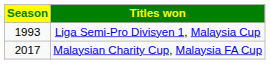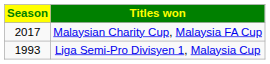rows swapped: (158, 31) <-> (158, 50)
